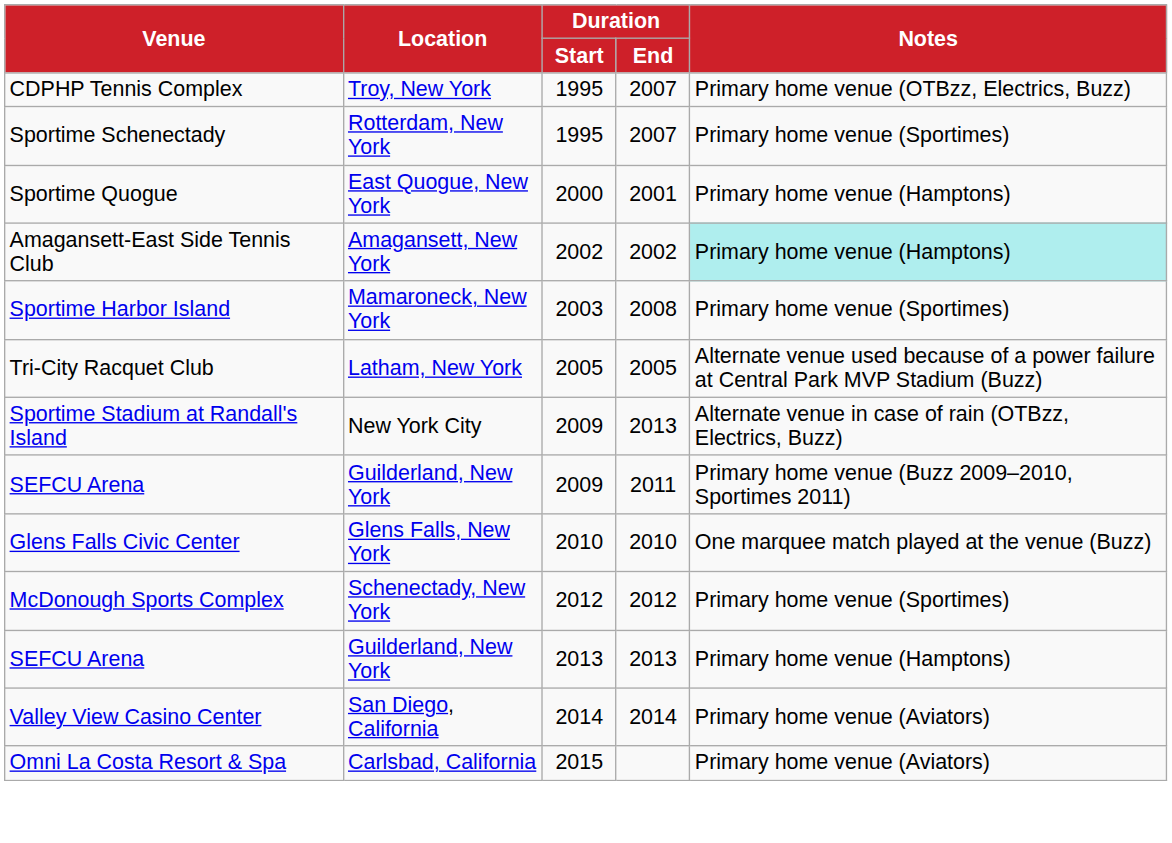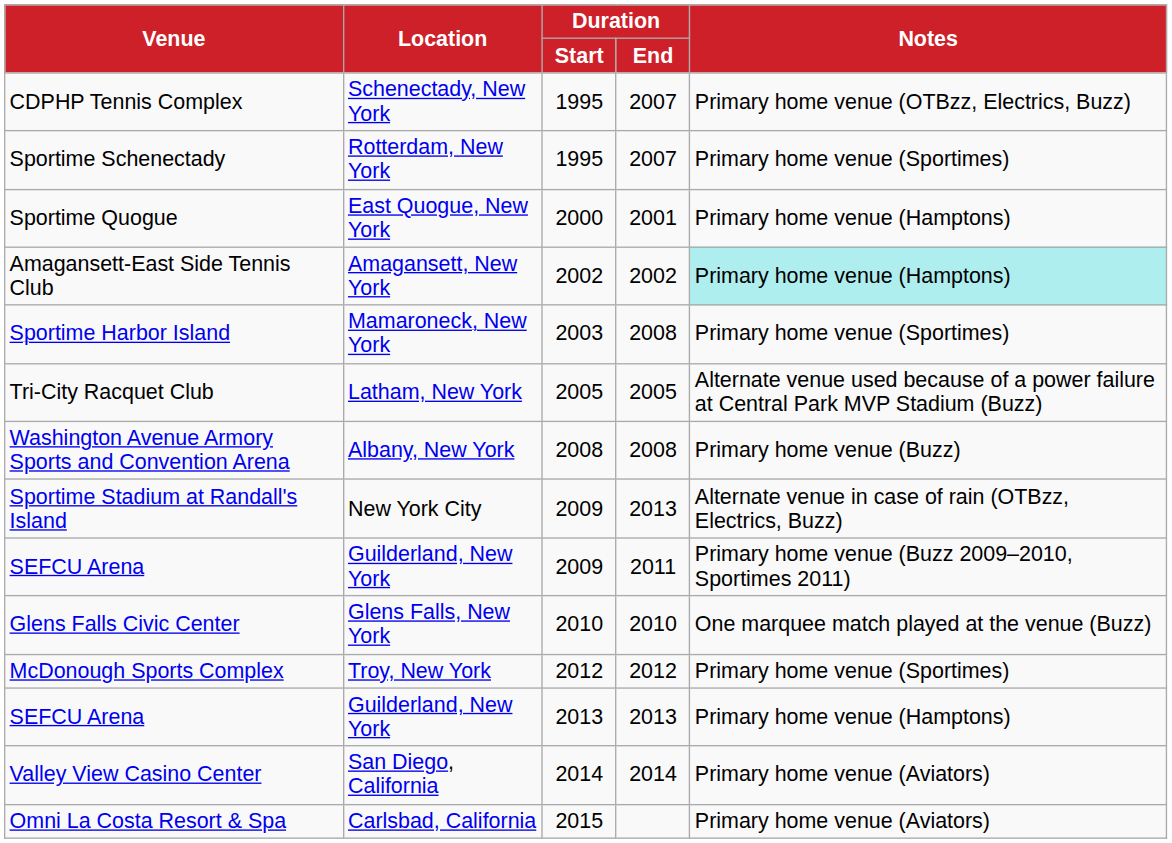(419, 89) Troy, New York -> (437, 101) Schenectady, New York
+ row: (150, 450)
(437, 600) Schenectady, New York -> (419, 670) Troy, New York
